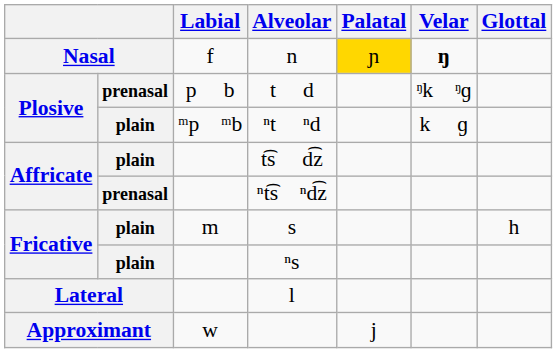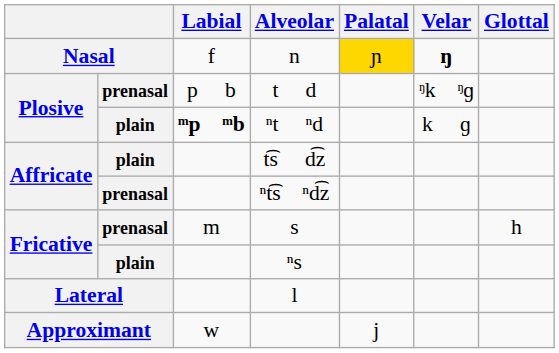(210, 124) normal -> (211, 124) bold
(135, 228) plain -> (135, 228) prenasal
